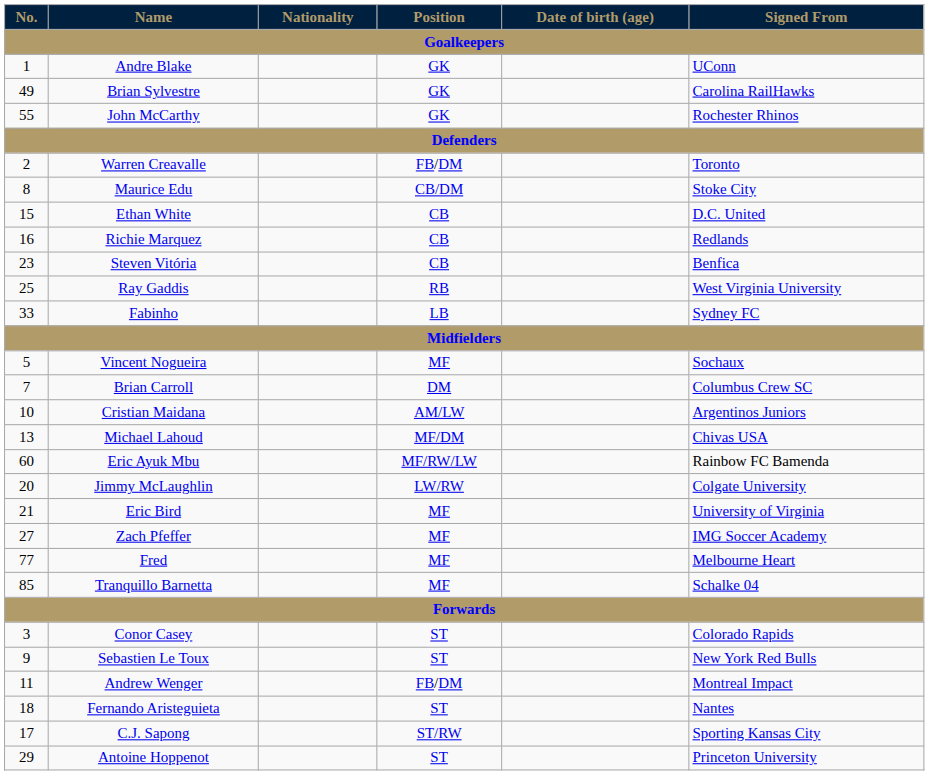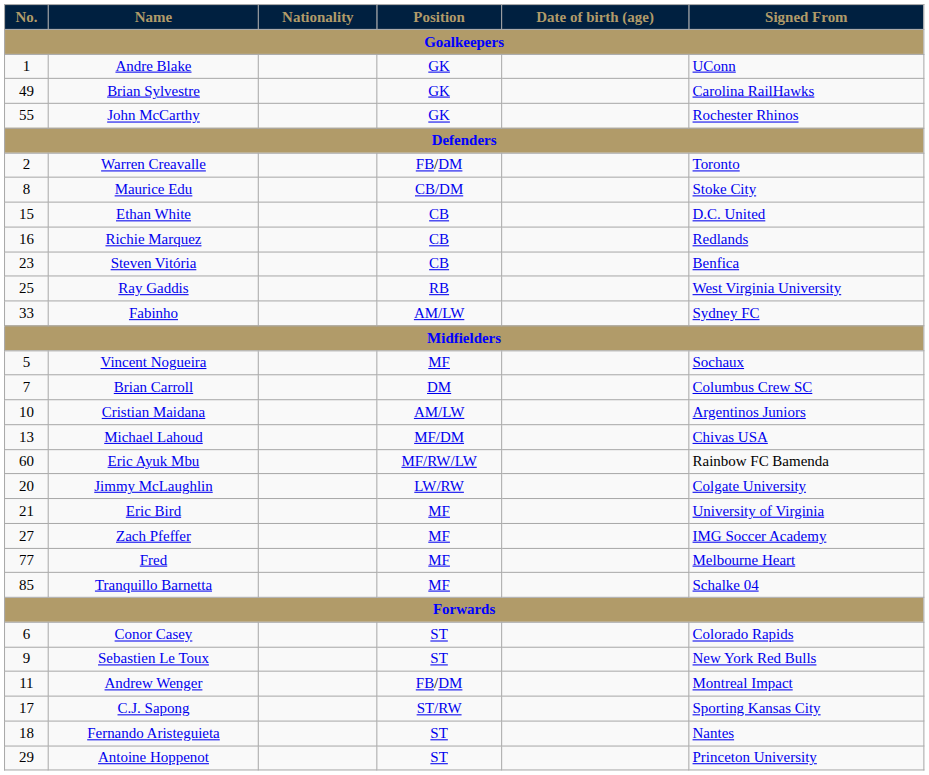(439, 313) LB -> (439, 313) AM/LW
(26, 634) 3 -> (26, 634) 6
rows swapped: (153, 733) <-> (153, 708)
